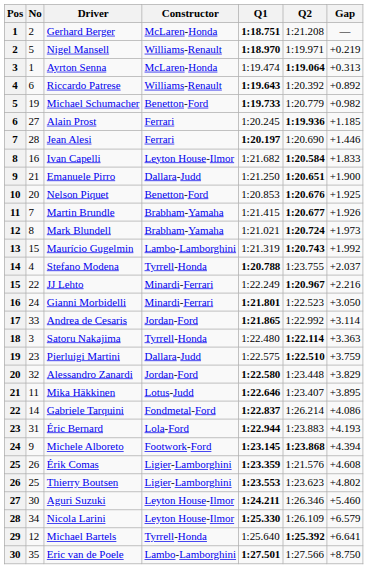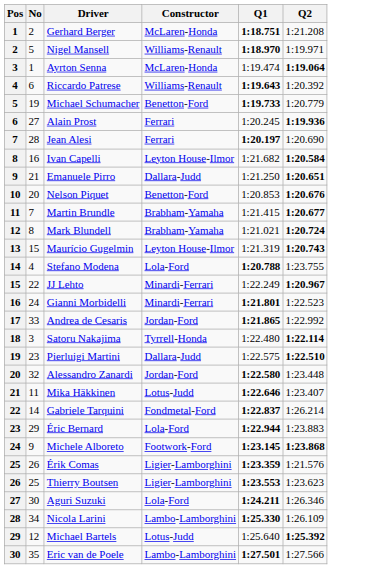- column: (345, 13)
(190, 248) Lambo-Lamborghini -> (189, 248) Leyton House-Ilmor
(176, 266) Tyrrell-Honda -> (167, 266) Lola-Ford
(34, 428) 31 -> (34, 428) 29
(189, 500) Leyton House-Ilmor -> (167, 500) Lola-Ford
(189, 518) Leyton House-Ilmor -> (190, 518) Lambo-Lamborghini
(176, 537) Tyrrell-Honda -> (169, 537) Lotus-Judd
